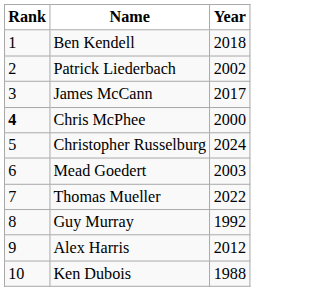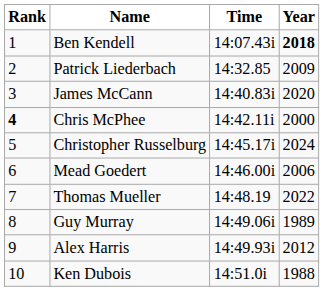+ column: (244, 17)
(230, 42) normal -> (299, 42) bold
(230, 68) 2002 -> (299, 68) 2009
(230, 94) 2017 -> (299, 94) 2020
(230, 171) 2003 -> (299, 171) 2006
(230, 222) 1992 -> (299, 222) 1989
